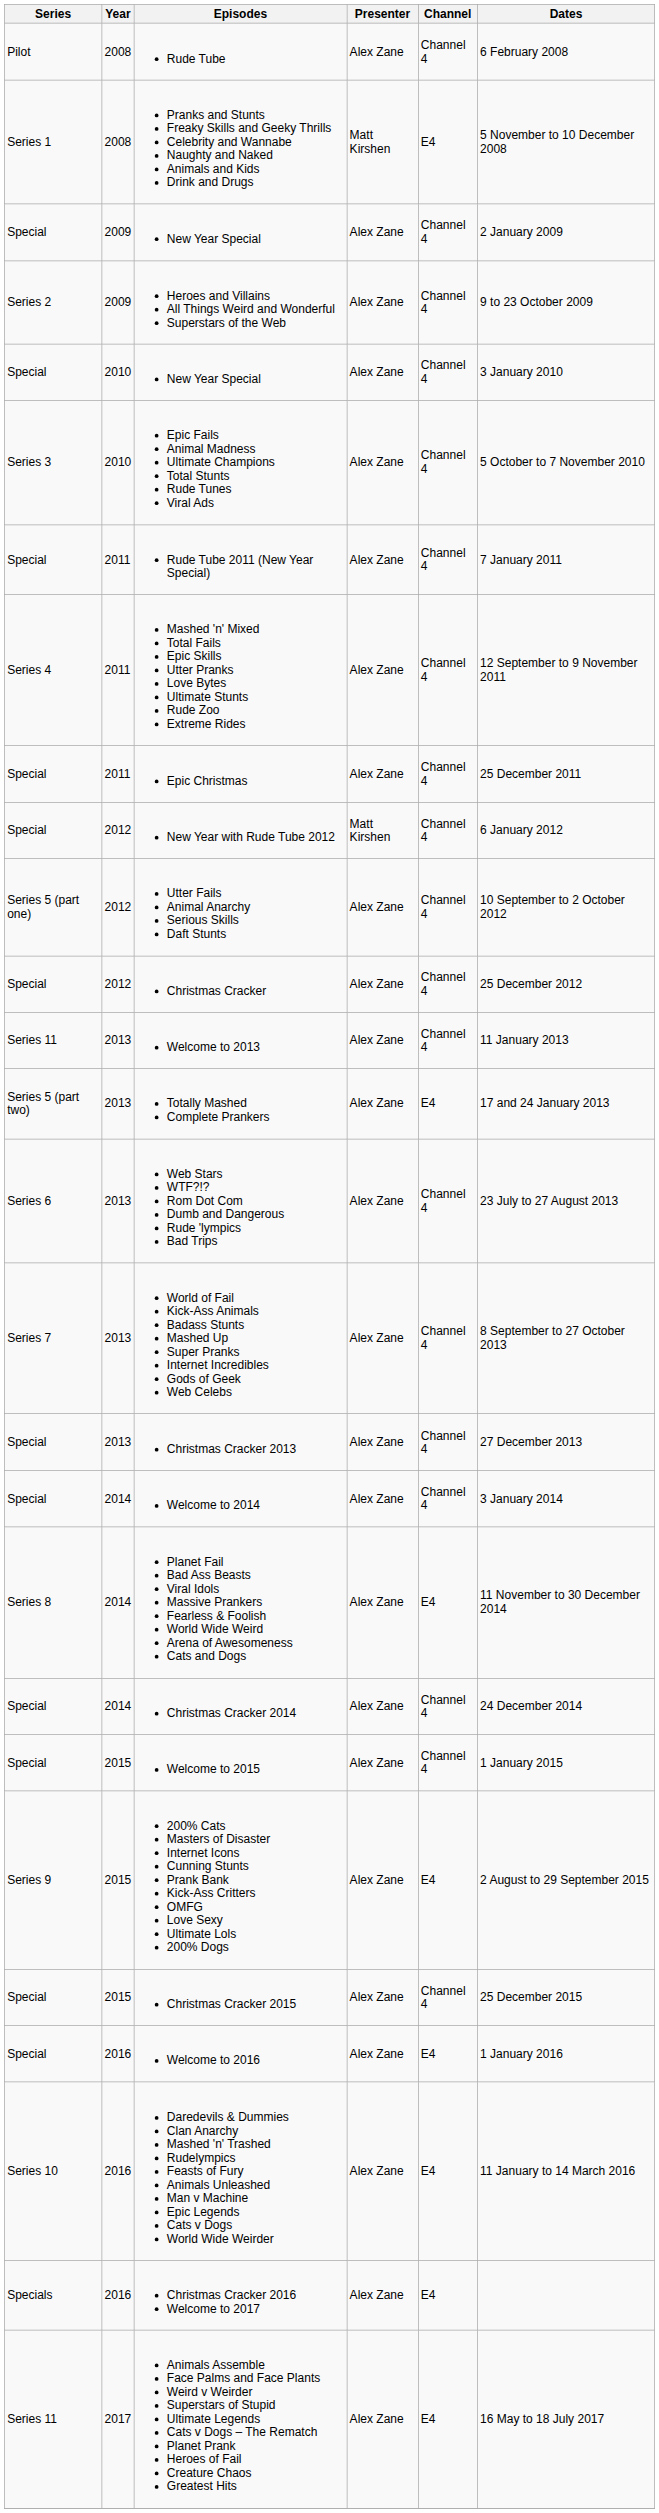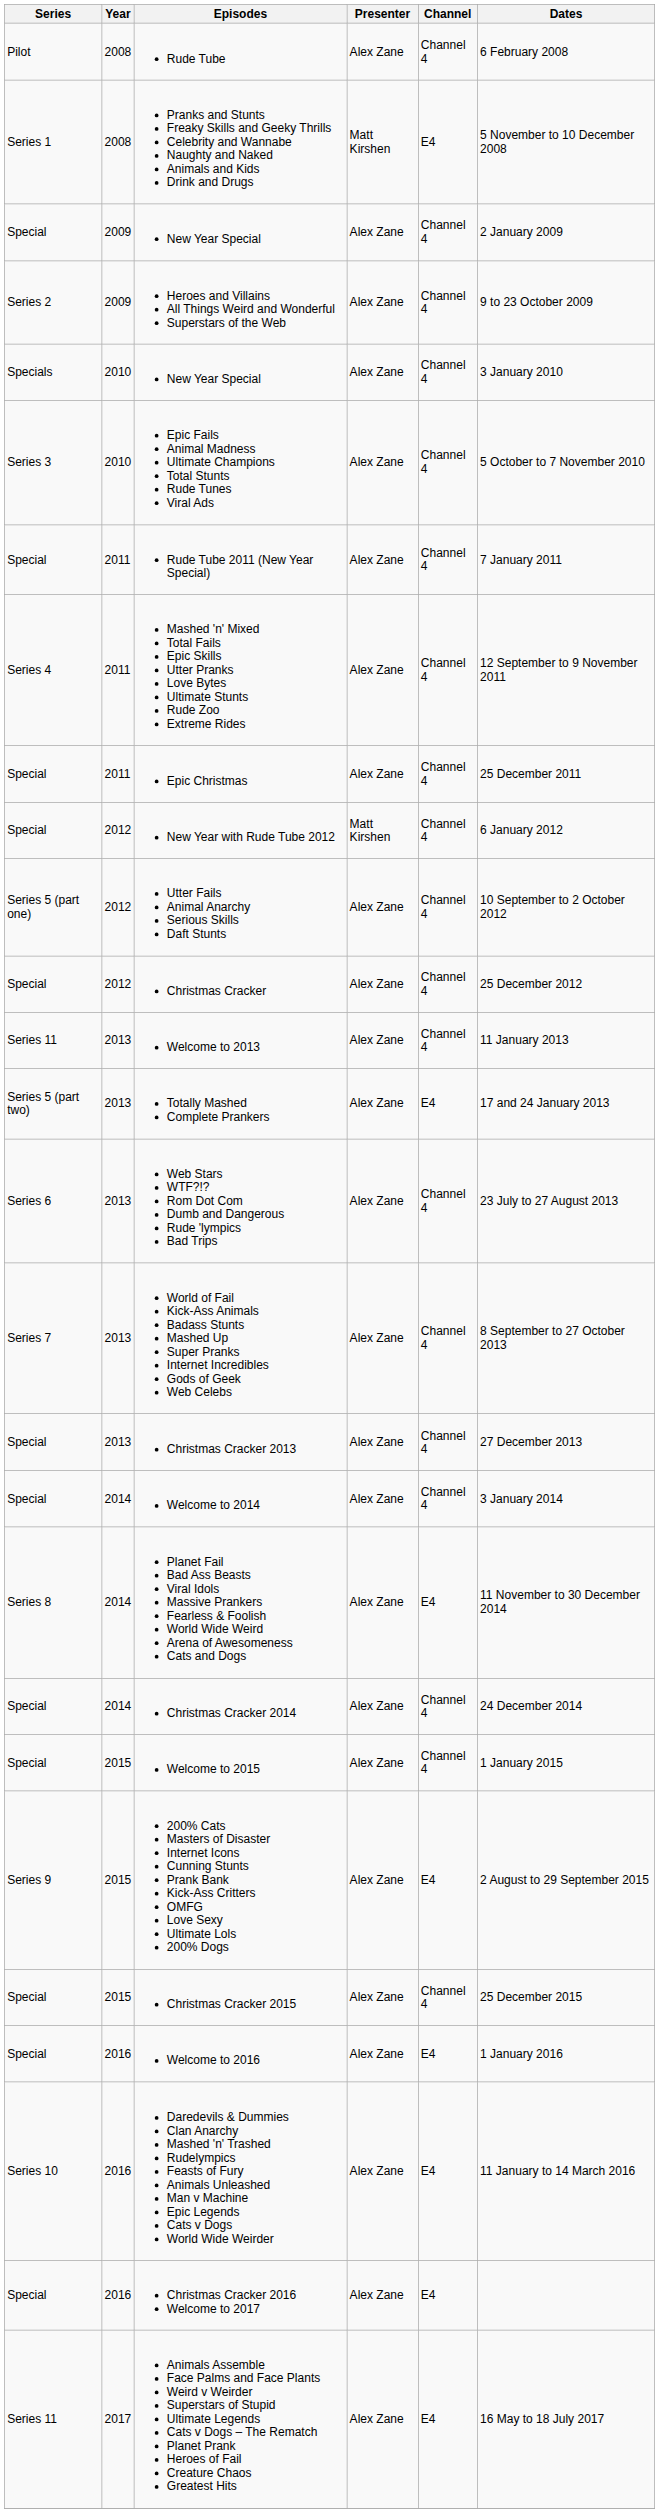(27, 372) Special -> (30, 372) Specials
(30, 2295) Specials -> (27, 2295) Special
